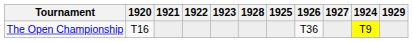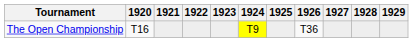columns swapped: (365, 13) <-> (253, 13)
